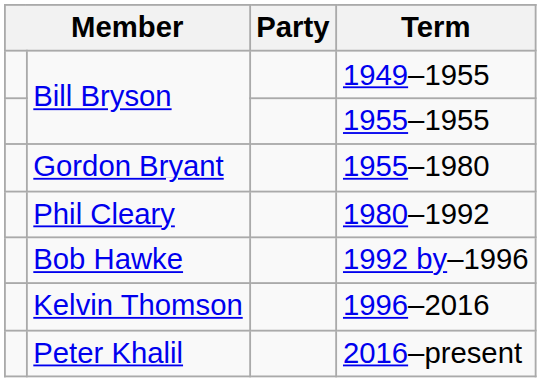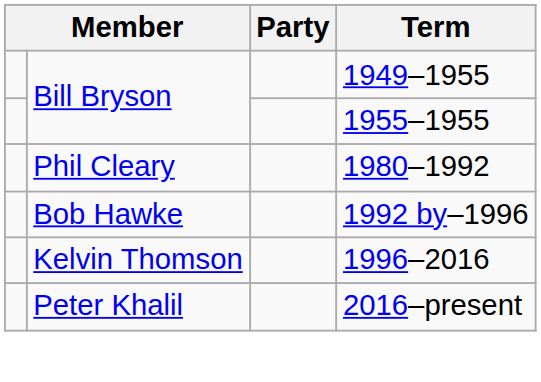- row: (416, 167)
